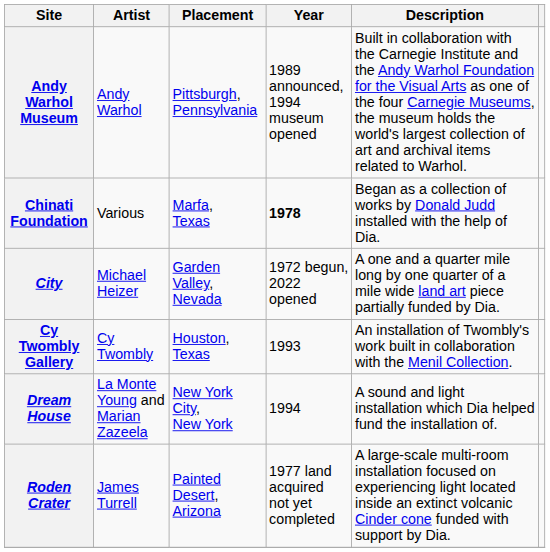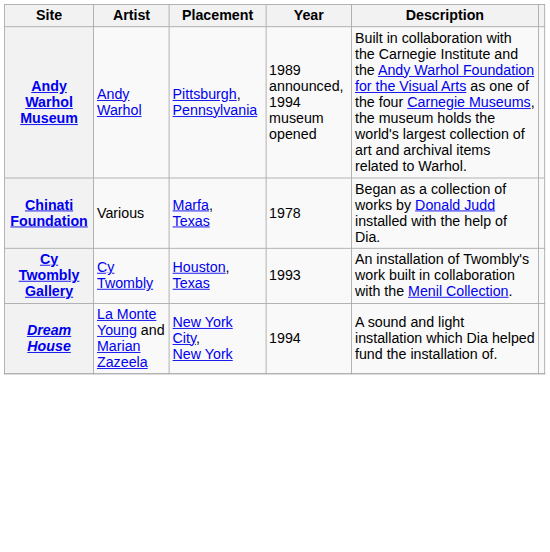(285, 213) bold -> (285, 213) normal
- row: (49, 283)
- row: (49, 495)
